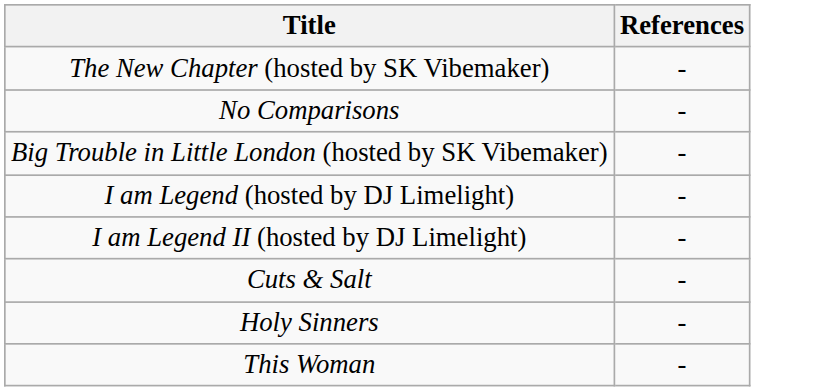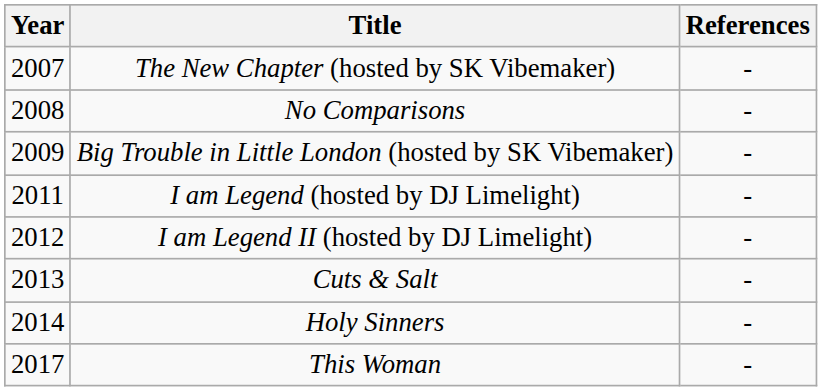+ column: (38, 25)
